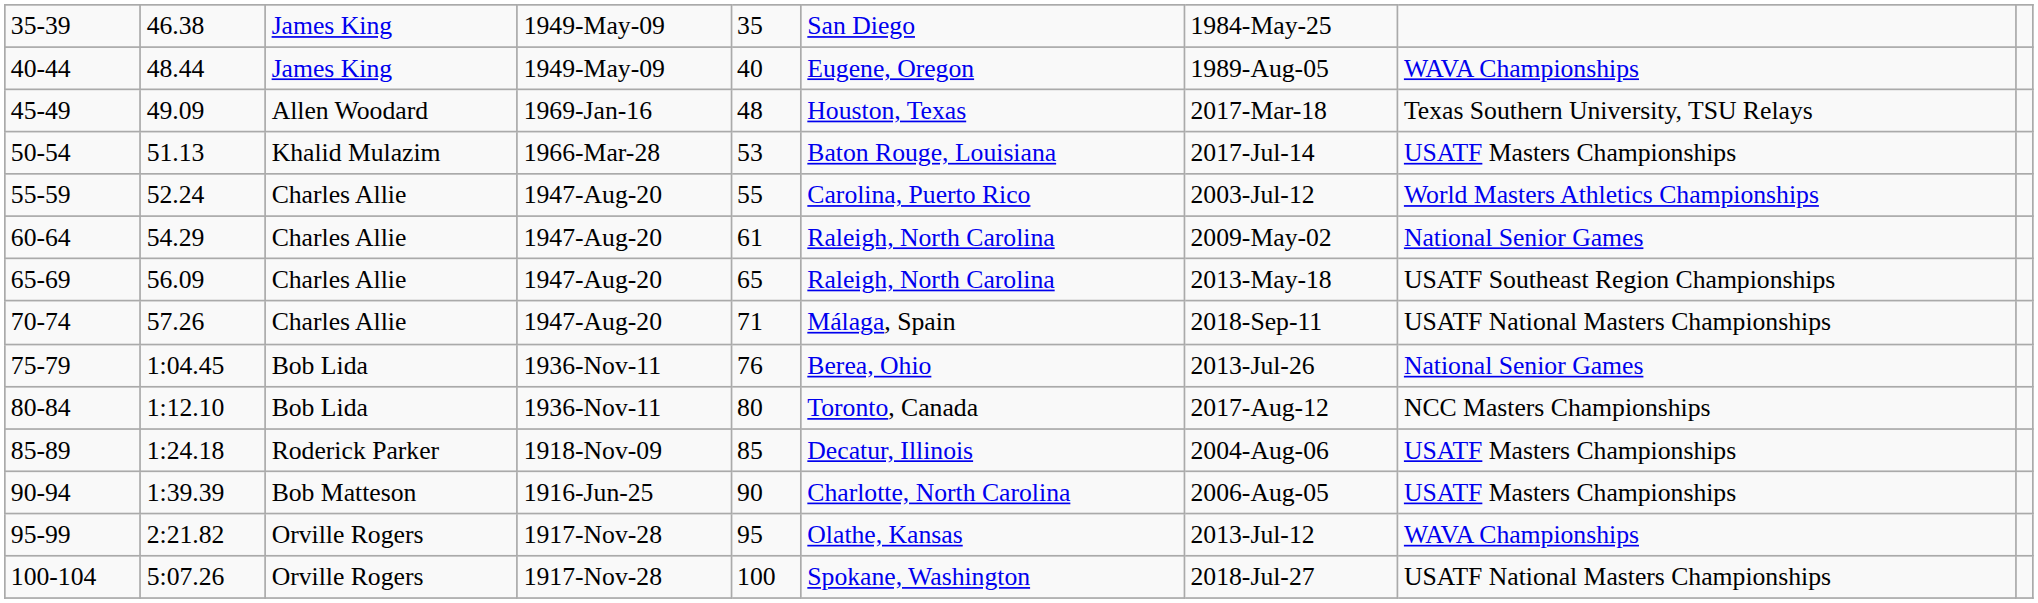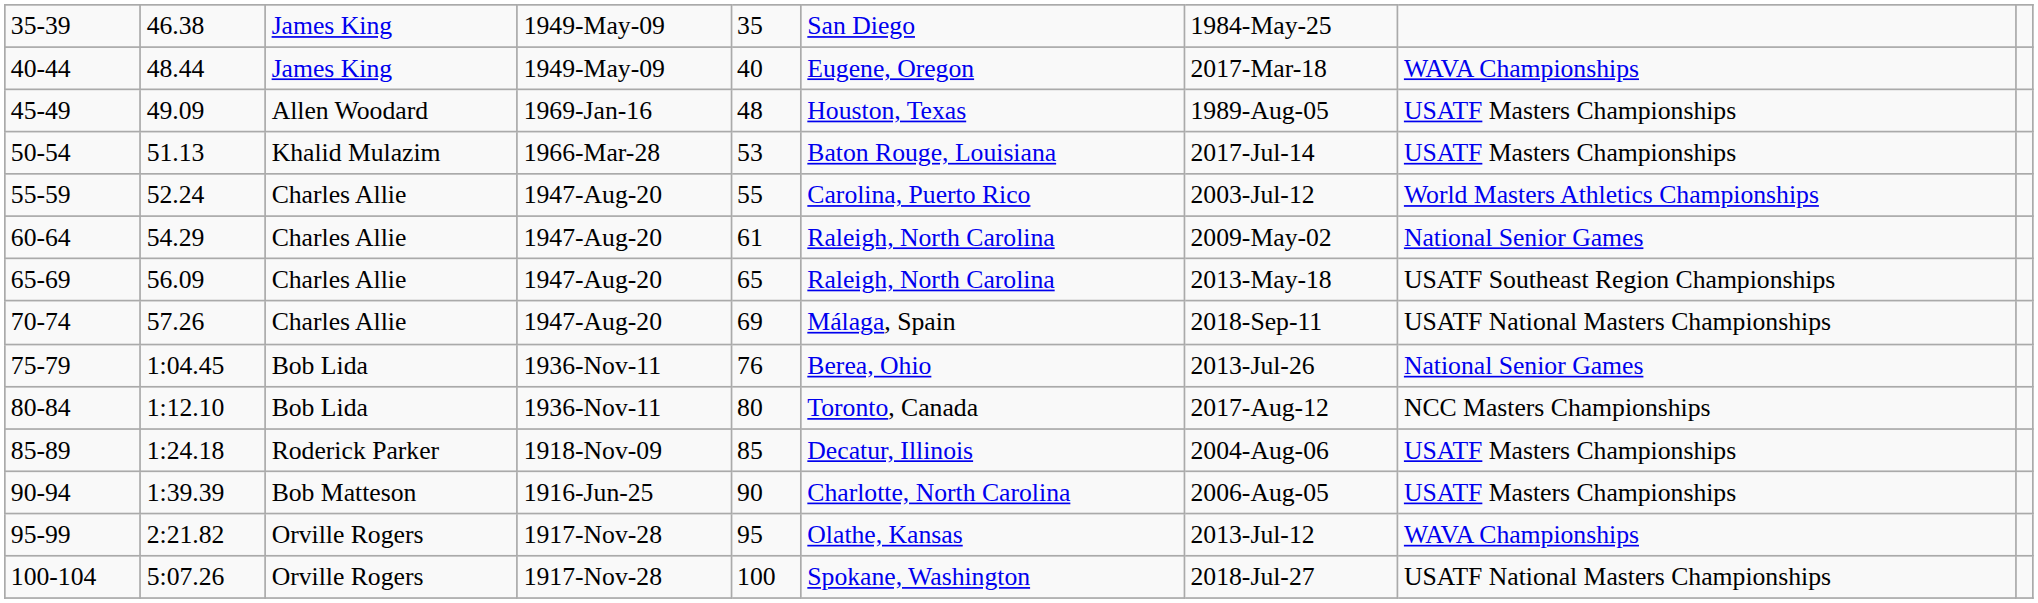(1260, 68) 1989-Aug-05 -> (1259, 68) 2017-Mar-18
(1259, 110) 2017-Mar-18 -> (1260, 110) 1989-Aug-05
(1608, 110) Texas Southern University, TSU Relays -> (1570, 110) USATF Masters Championships
(750, 322) 71 -> (750, 322) 69
